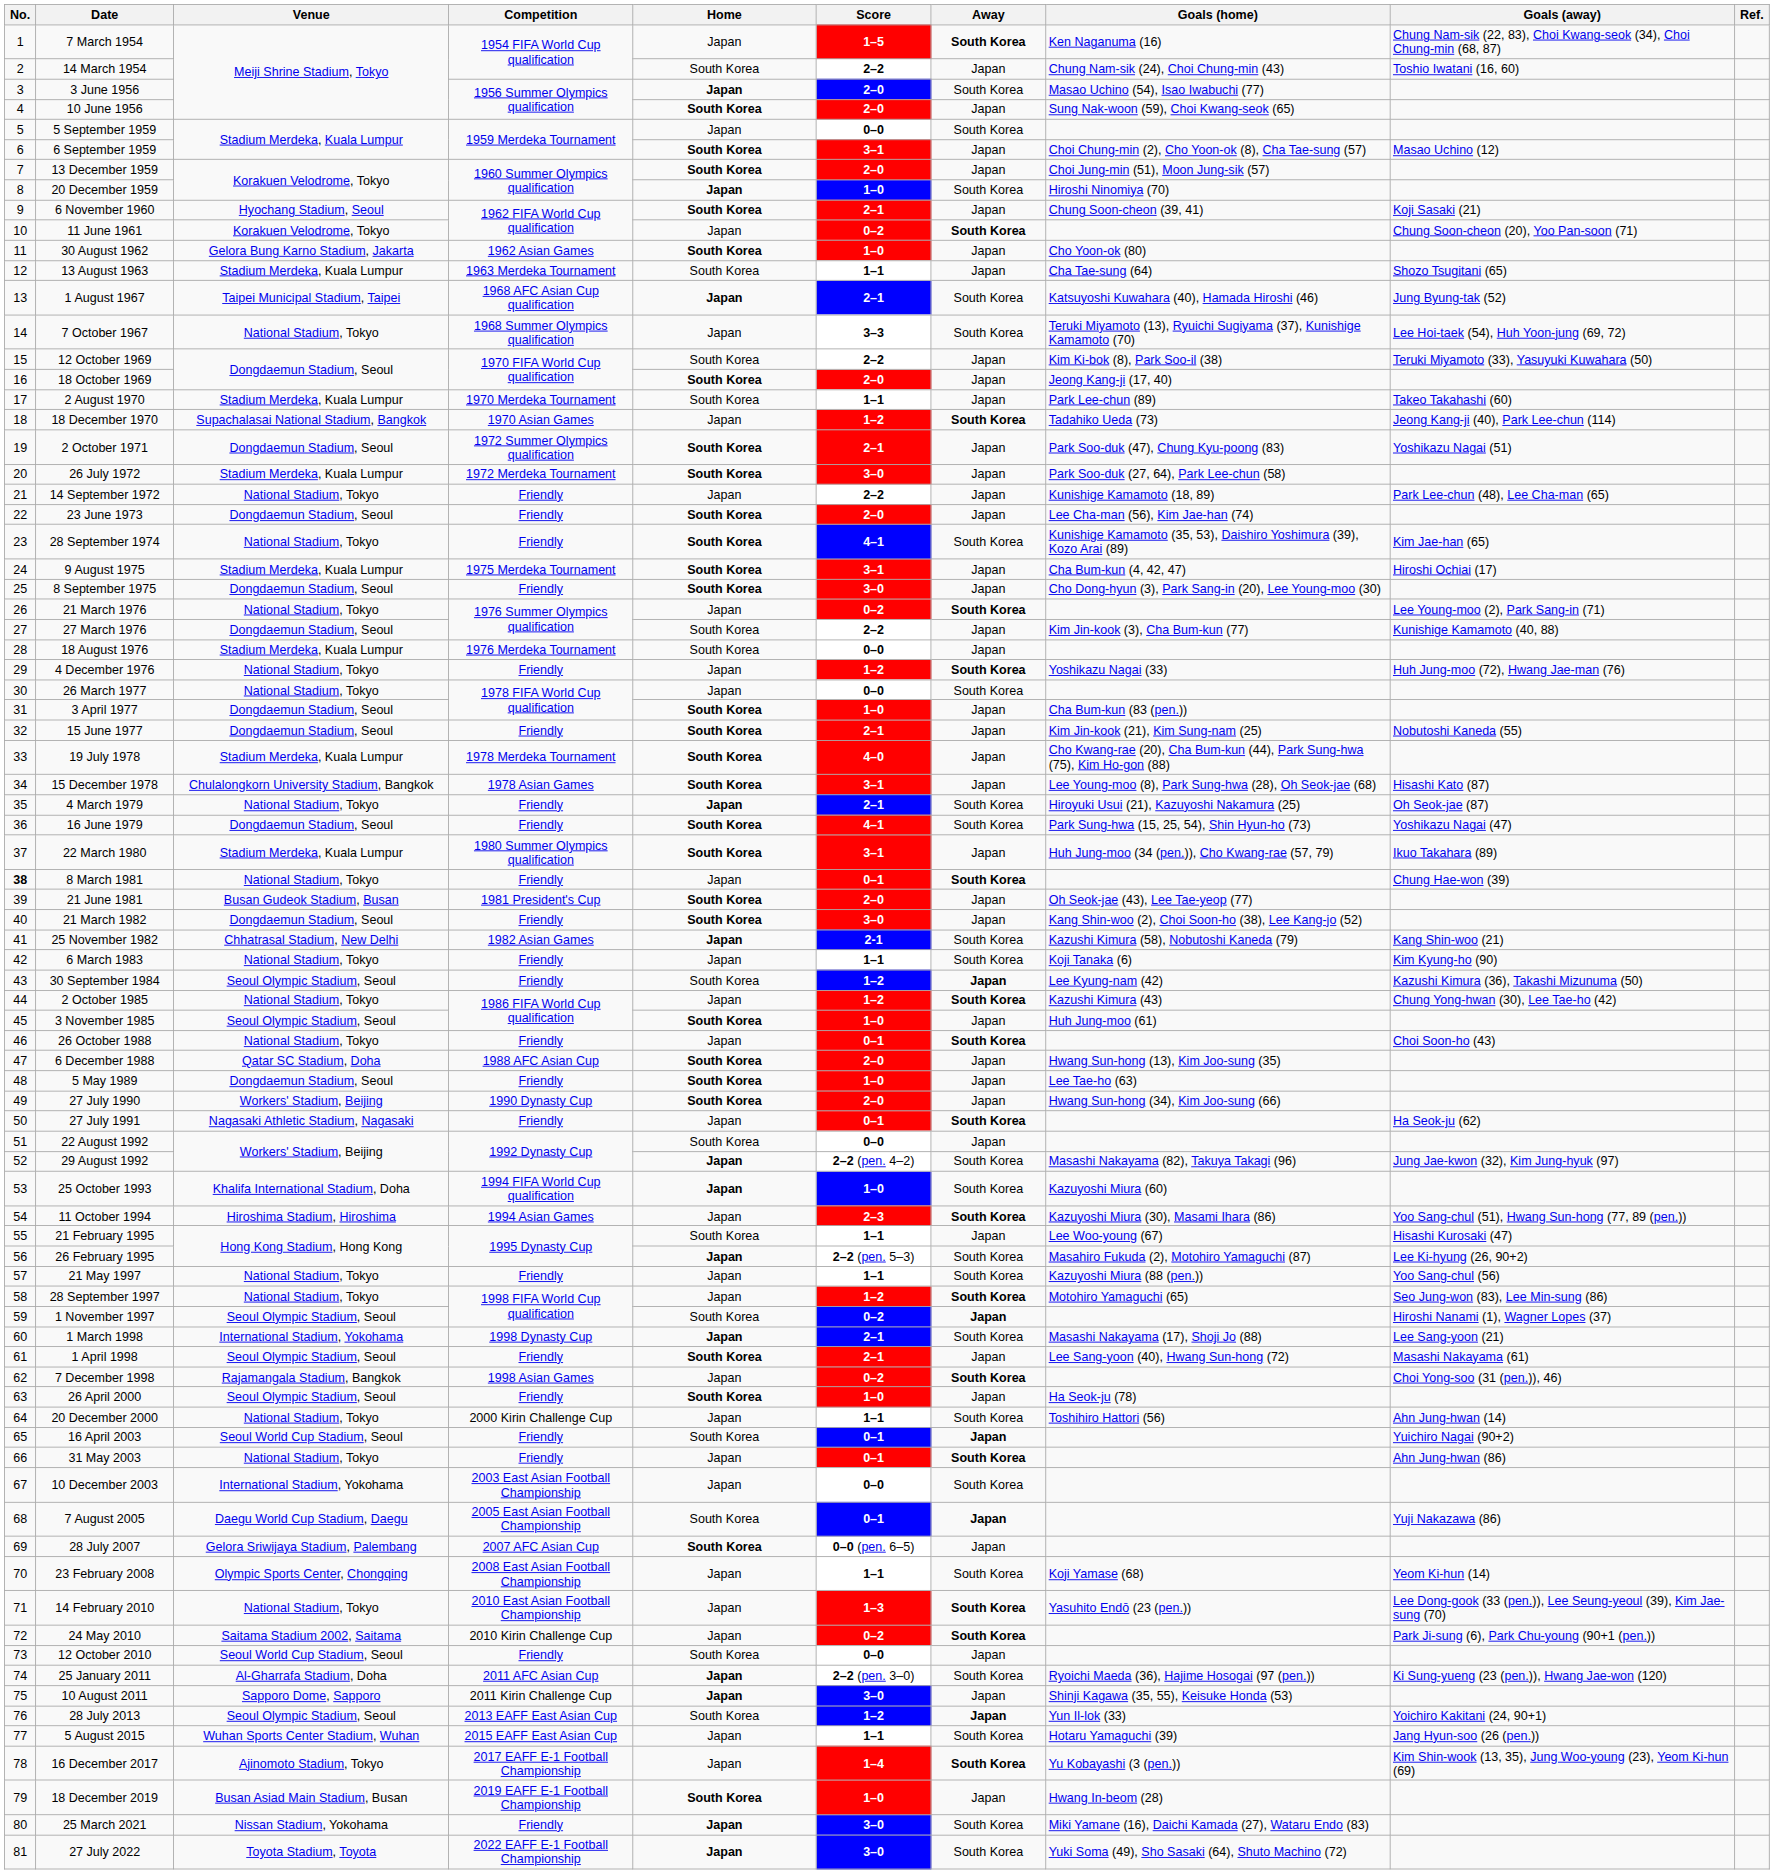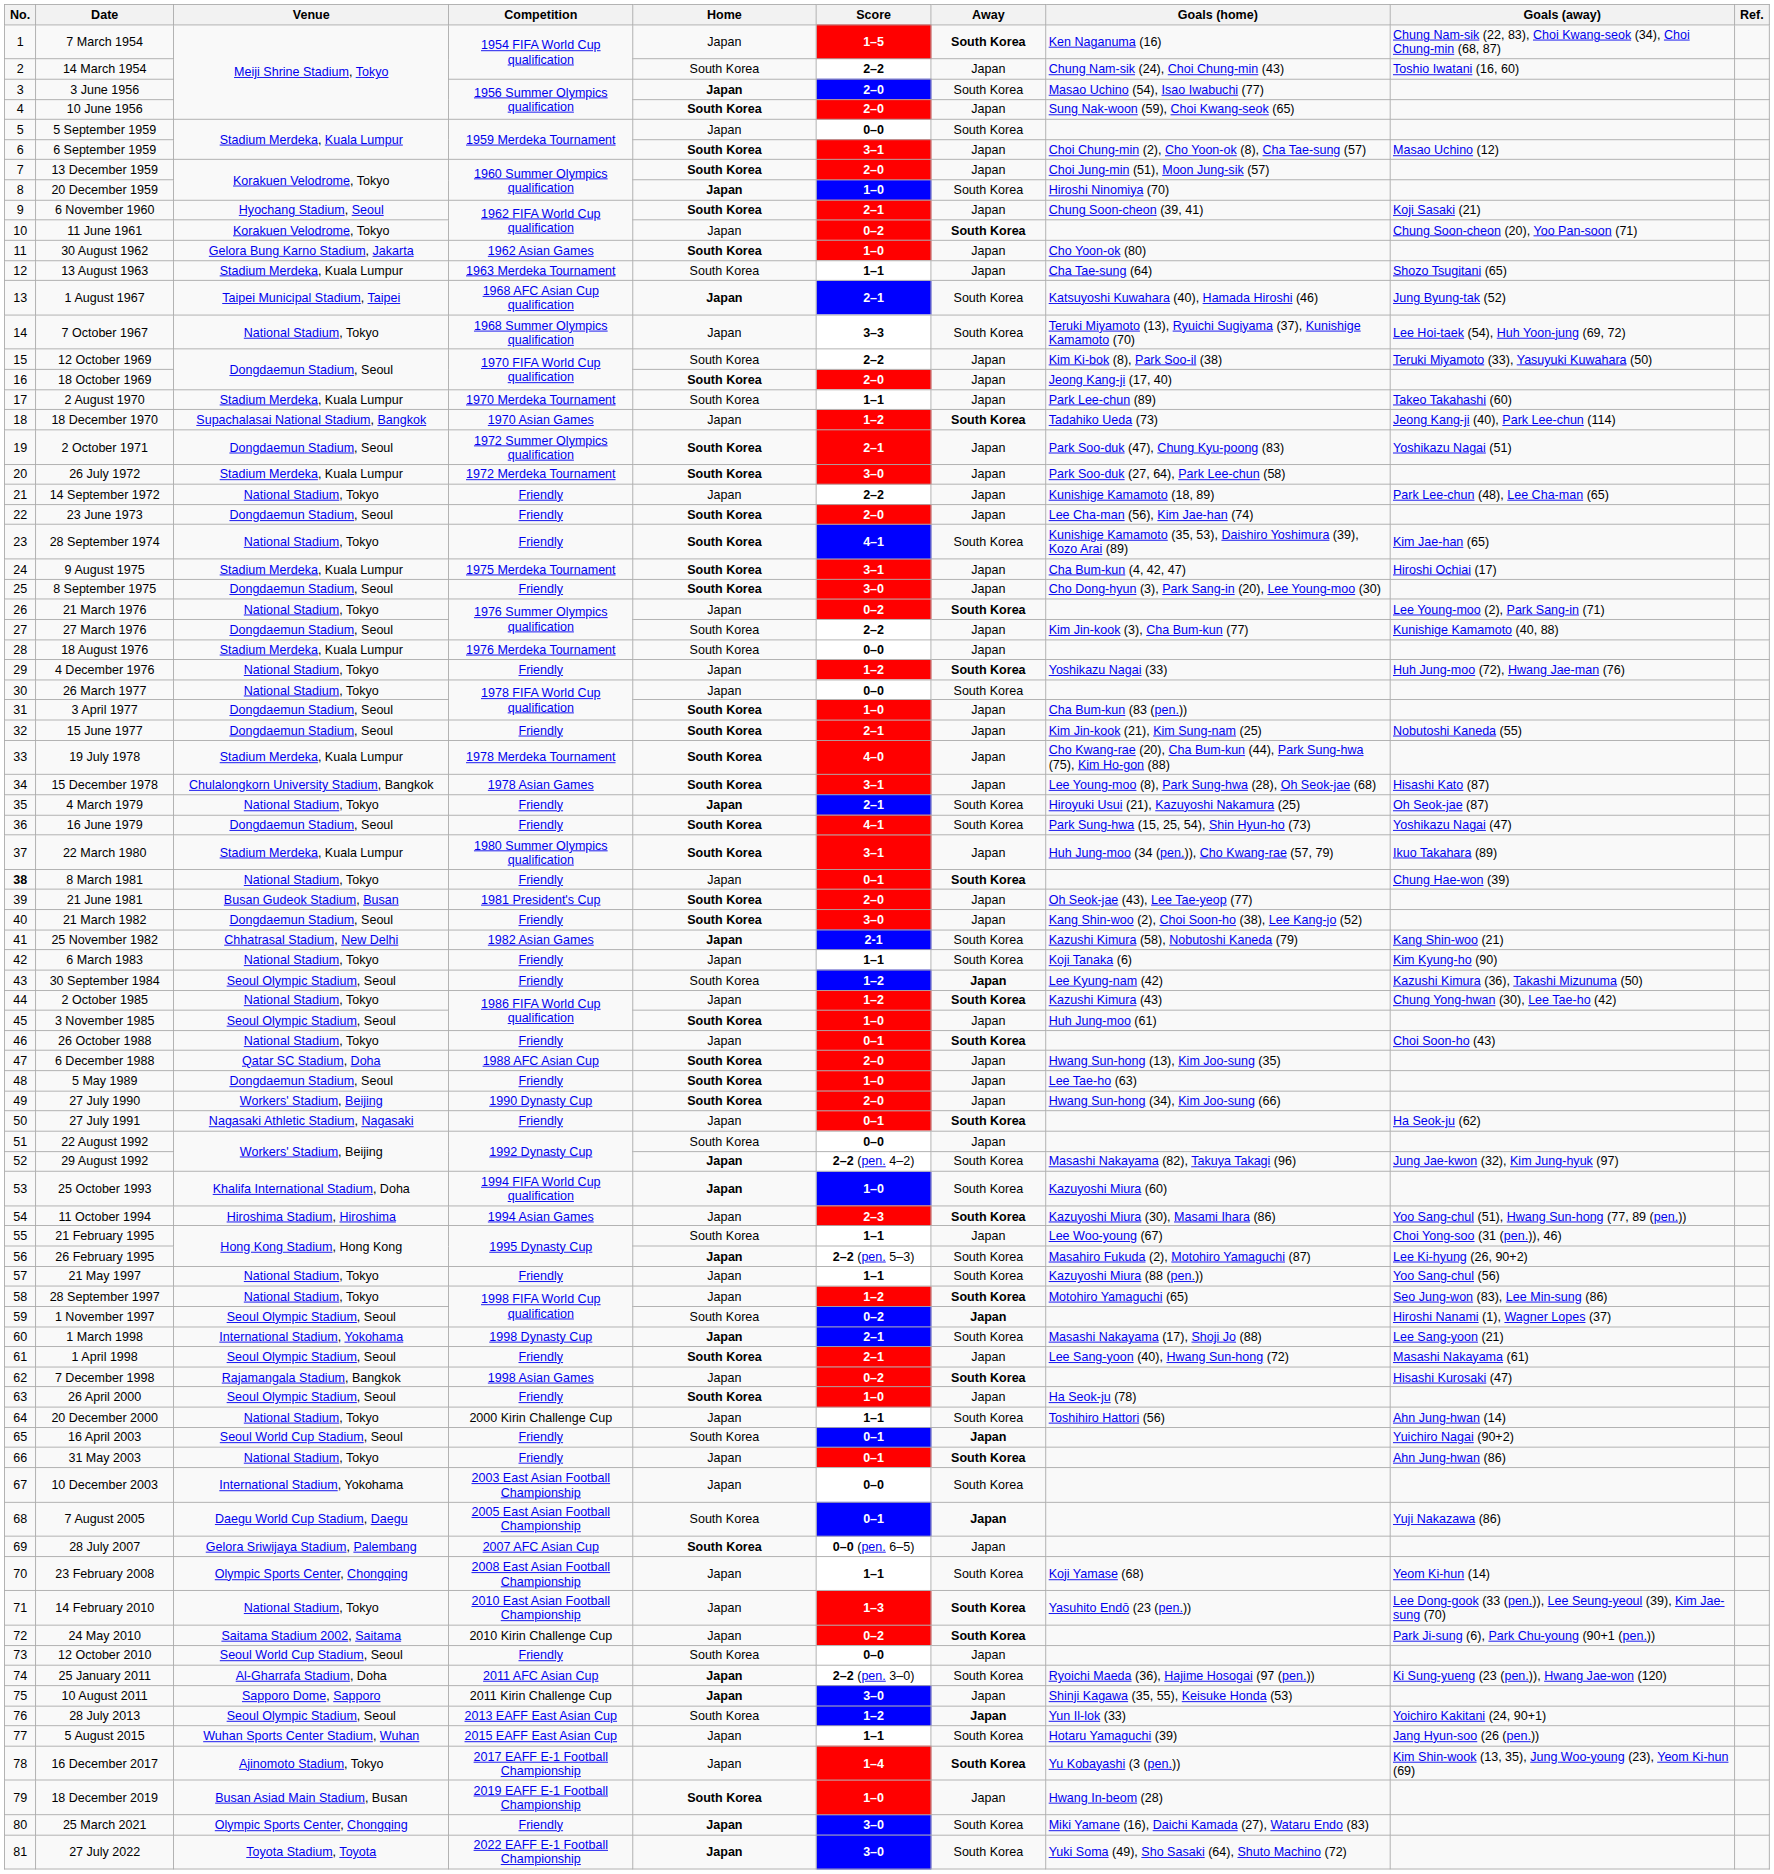(1453, 1236) Hisashi Kurosaki (47) -> (1477, 1236) Choi Yong-soo (31 (pen.)), 46)
(1477, 1377) Choi Yong-soo (31 (pen.)), 46) -> (1453, 1377) Hisashi Kurosaki (47)
(311, 1825) Nissan Stadium, Yokohama -> (311, 1825) Olympic Sports Center, Chongqing
